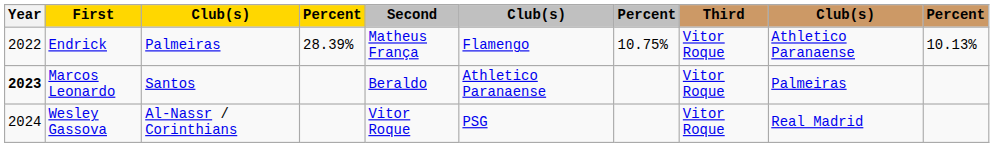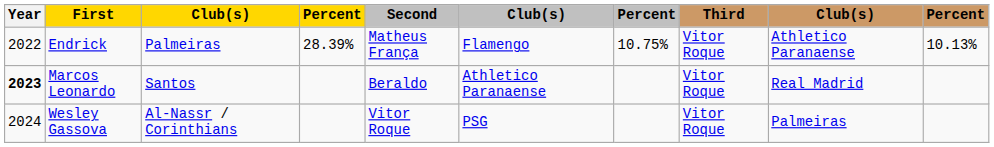(809, 85) Palmeiras -> (817, 85) Real Madrid
(817, 123) Real Madrid -> (809, 123) Palmeiras
